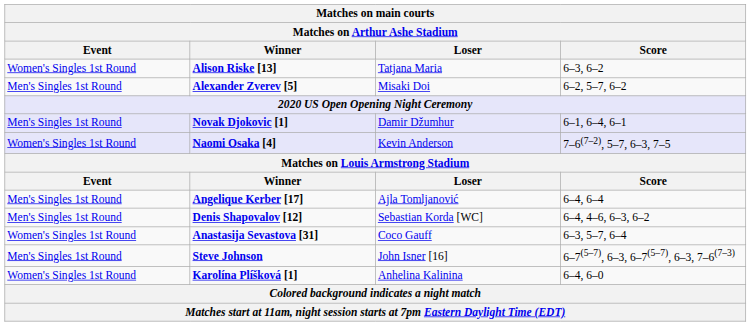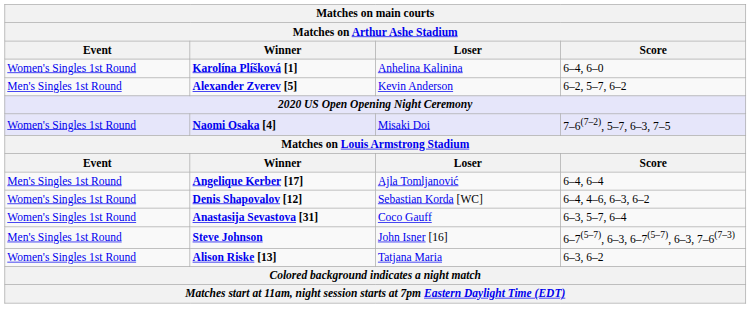rows swapped: (245, 275) <-> (235, 68)
(404, 86) Misaki Doi -> (415, 86) Kevin Anderson
- row: (240, 123)
(415, 143) Kevin Anderson -> (404, 124) Misaki Doi
(64, 217) Men's Singles 1st Round -> (72, 199) Women's Singles 1st Round
